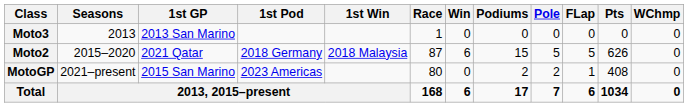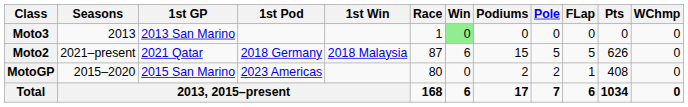(467, 33) no background -> (467, 33) lightgreen background
(105, 53) 2015–2020 -> (98, 53) 2021–present
(98, 72) 2021–present -> (105, 72) 2015–2020
